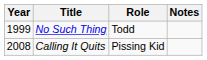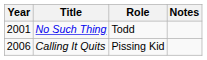(19, 30) 1999 -> (19, 30) 2001
(19, 47) 2008 -> (19, 47) 2006
